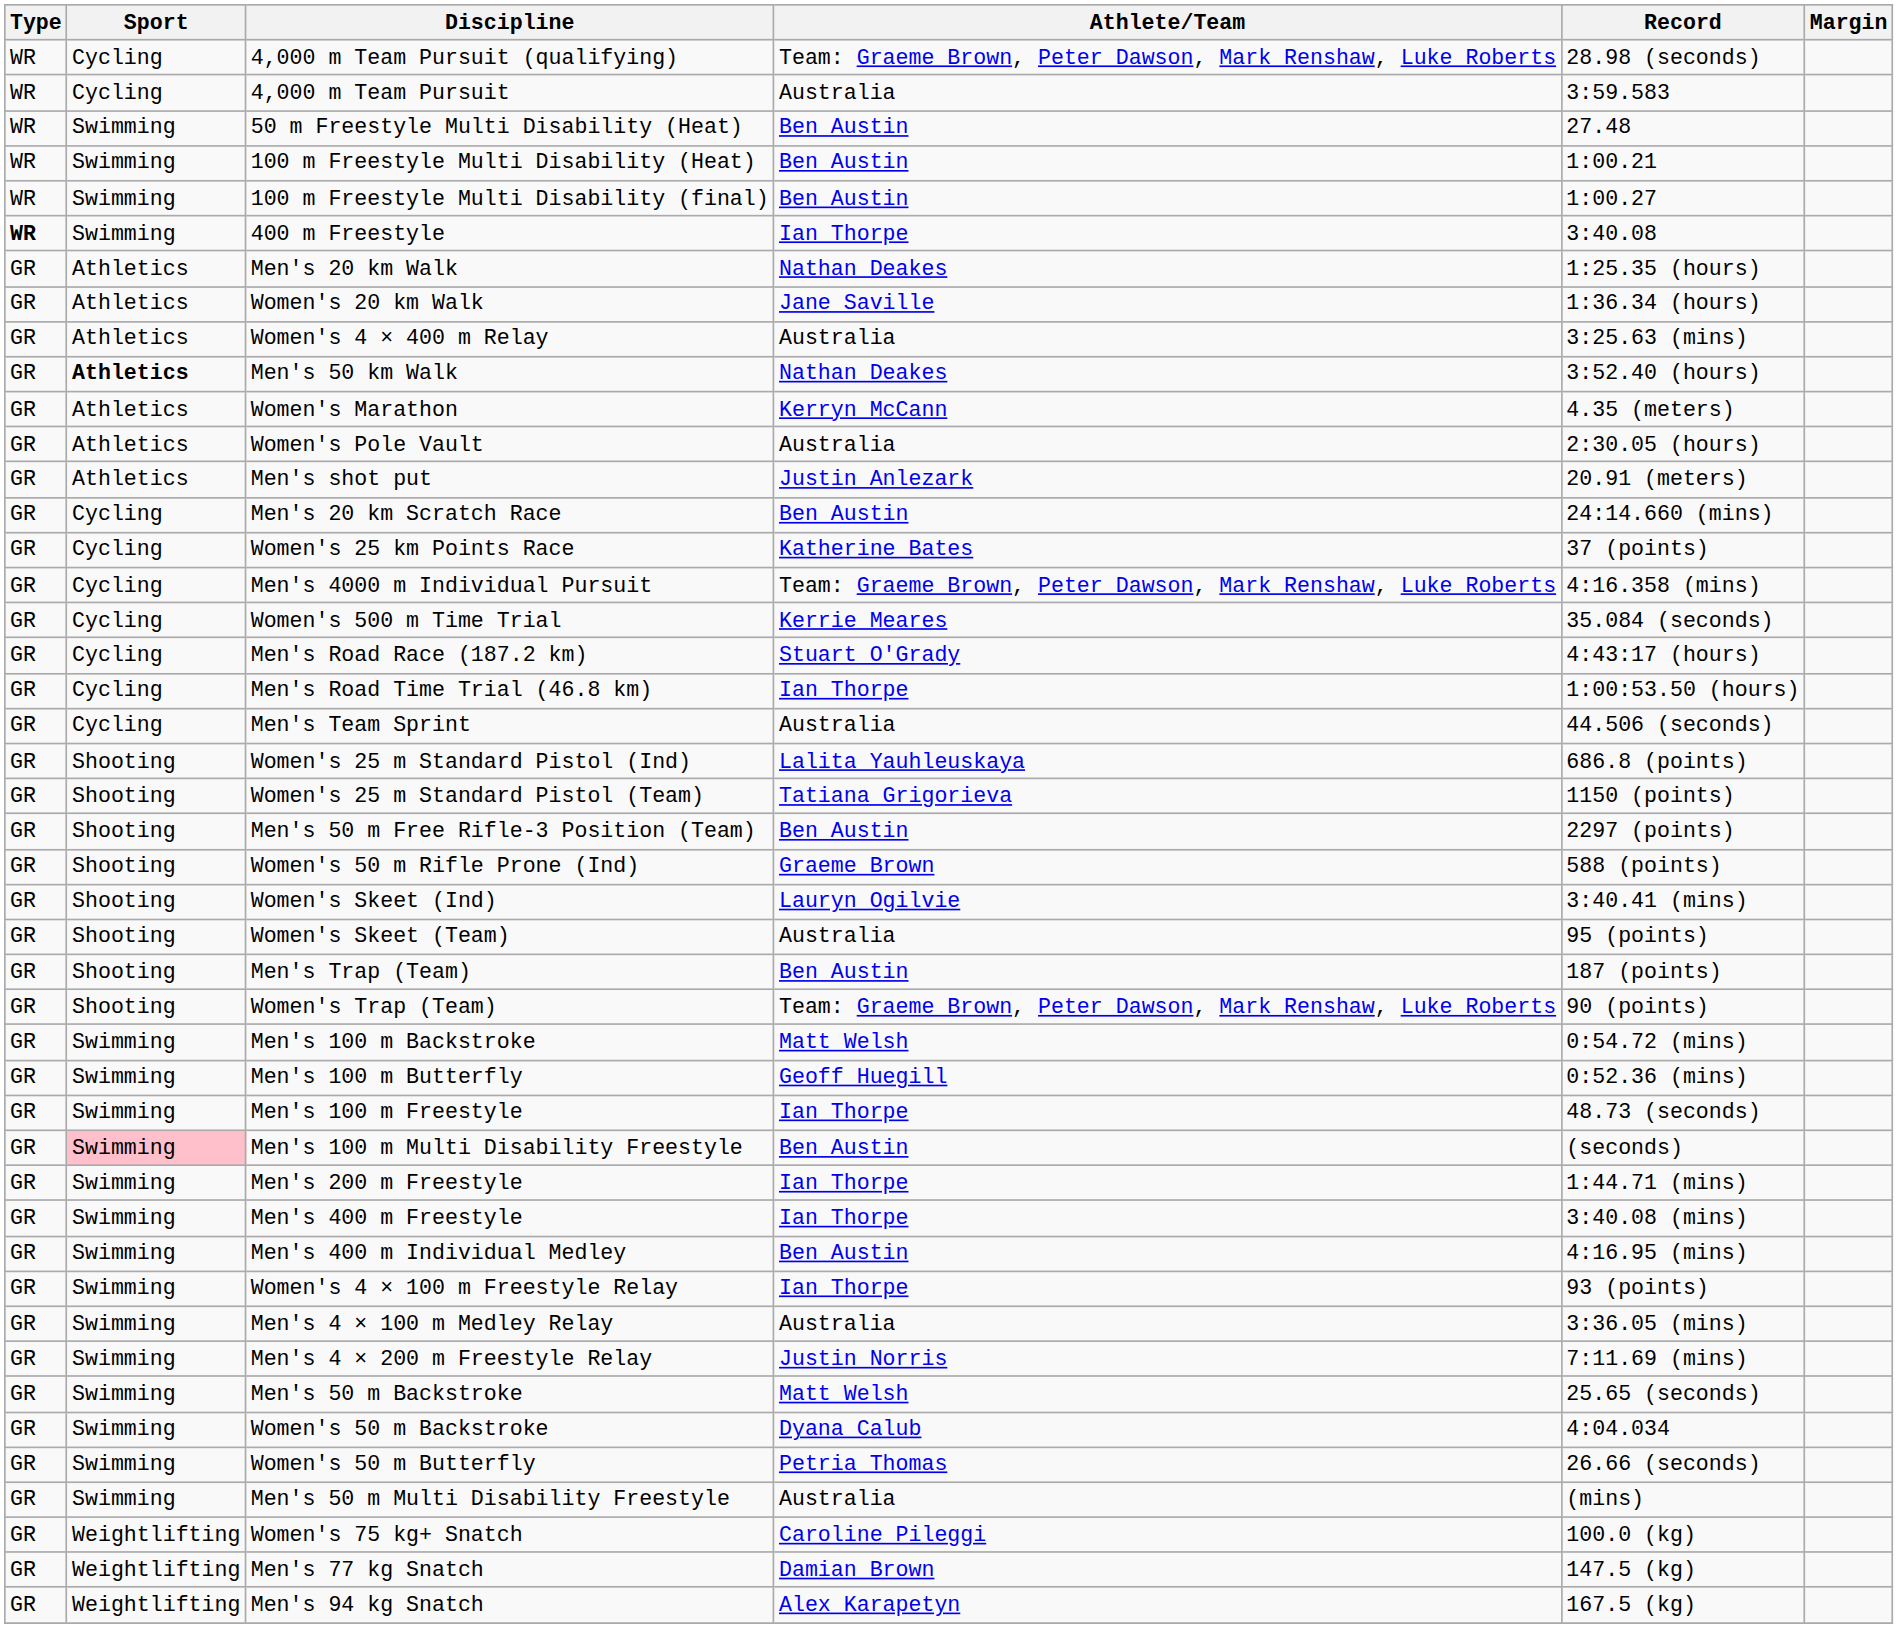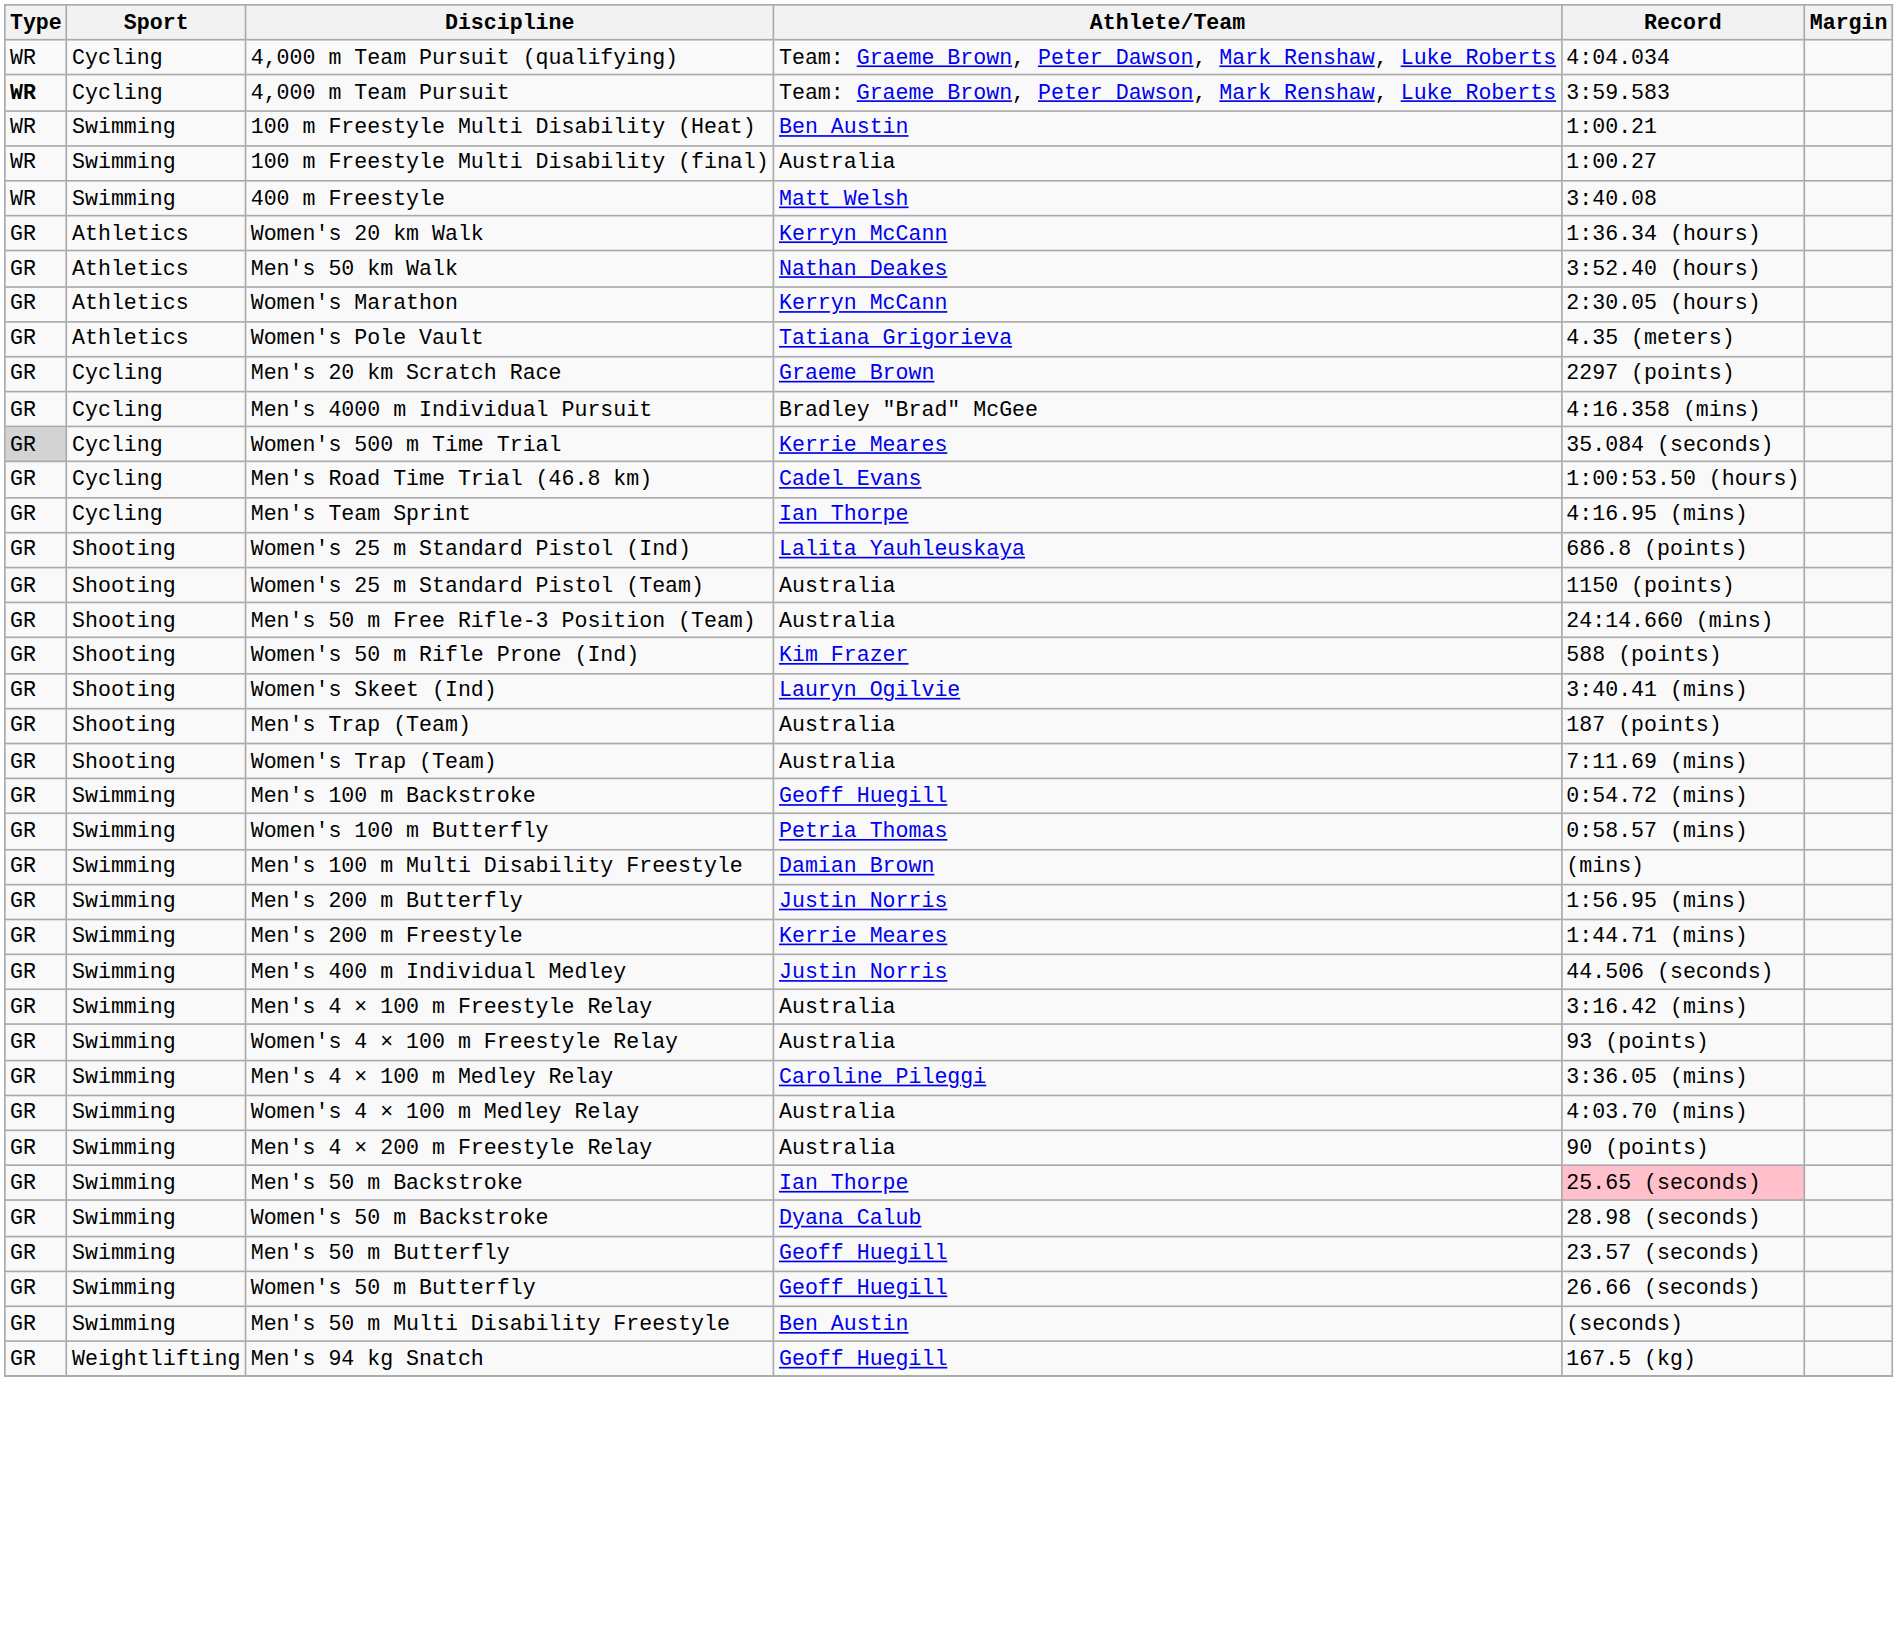(1664, 58) 28.98 (seconds) -> (1618, 58) 4:04.034
(23, 93) normal -> (23, 93) bold
(837, 93) Australia -> (1168, 93) Team: Graeme Brown, Peter Dawson, Mark Renshaw, Luke Roberts
- row: (497, 128)
(844, 198) Ben Austin -> (837, 163) Australia
(23, 233) bold -> (23, 198) normal
(844, 233) Ian Thorpe -> (844, 198) Matt Welsh
- row: (354, 269)
(857, 304) Jane Saville -> (863, 233) Kerryn McCann
- row: (400, 339)
(130, 374) bold -> (130, 269) normal
(1651, 409) 4.35 (meters) -> (1664, 304) 2:30.05 (hours)
(837, 444) Australia -> (896, 339) Tatiana Grigorieva
(1664, 444) 2:30.05 (hours) -> (1651, 339) 4.35 (meters)
- row: (341, 480)
(844, 515) Ben Austin -> (857, 374) Graeme Brown
(1670, 515) 24:14.660 (mins) -> (1651, 374) 2297 (points)
- row: (413, 550)
(1168, 585) Team: Graeme Brown, Peter Dawson, Mark Renshaw, Luke Roberts -> (908, 409) Bradley "Brad" McGee
(23, 620) no background -> (23, 444) lightgrey background
- row: (419, 655)
(844, 691) Ian Thorpe -> (850, 480) Cadel Evans
(837, 726) Australia -> (844, 515) Ian Thorpe
(1670, 726) 44.506 (seconds) -> (1657, 515) 4:16.95 (mins)
(896, 796) Tatiana Grigorieva -> (837, 585) Australia
(844, 831) Ben Austin -> (837, 620) Australia
(1651, 831) 2297 (points) -> (1670, 620) 24:14.660 (mins)
(857, 867) Graeme Brown -> (844, 655) Kim Frazer
- row: (380, 937)
(844, 972) Ben Austin -> (837, 726) Australia
(1168, 1007) Team: Graeme Brown, Peter Dawson, Mark Renshaw, Luke Roberts -> (837, 761) Australia
(1638, 1007) 90 (points) -> (1657, 761) 7:11.69 (mins)
(844, 1042) Matt Welsh -> (863, 796) Geoff Huegill
- row: (387, 1078)
+ row: (400, 831)
- row: (387, 1113)
(124, 1148) pink background -> (124, 867) no background
(844, 1148) Ben Austin -> (857, 867) Damian Brown
(1625, 1148) (seconds) -> (1605, 867) (mins)
+ row: (387, 902)
(844, 1183) Ian Thorpe -> (863, 937) Kerrie Meares
- row: (387, 1218)
(844, 1253) Ben Austin -> (863, 972) Justin Norris
(1657, 1253) 4:16.95 (mins) -> (1670, 972) 44.506 (seconds)
+ row: (451, 1007)
(844, 1289) Ian Thorpe -> (837, 1042) Australia
(837, 1324) Australia -> (883, 1078) Caroline Pileggi
+ row: (445, 1113)
(863, 1359) Justin Norris -> (837, 1148) Australia
(1657, 1359) 7:11.69 (mins) -> (1638, 1148) 90 (points)
(844, 1394) Matt Welsh -> (844, 1183) Ian Thorpe
(1664, 1394) no background -> (1664, 1183) pink background
(1618, 1429) 4:04.034 -> (1664, 1218) 28.98 (seconds)
+ row: (380, 1253)
(863, 1464) Petria Thomas -> (863, 1289) Geoff Huegill
(837, 1500) Australia -> (844, 1324) Ben Austin
(1605, 1500) (mins) -> (1625, 1324) (seconds)
- row: (387, 1535)
- row: (367, 1570)
(870, 1605) Alex Karapetyn -> (863, 1359) Geoff Huegill
